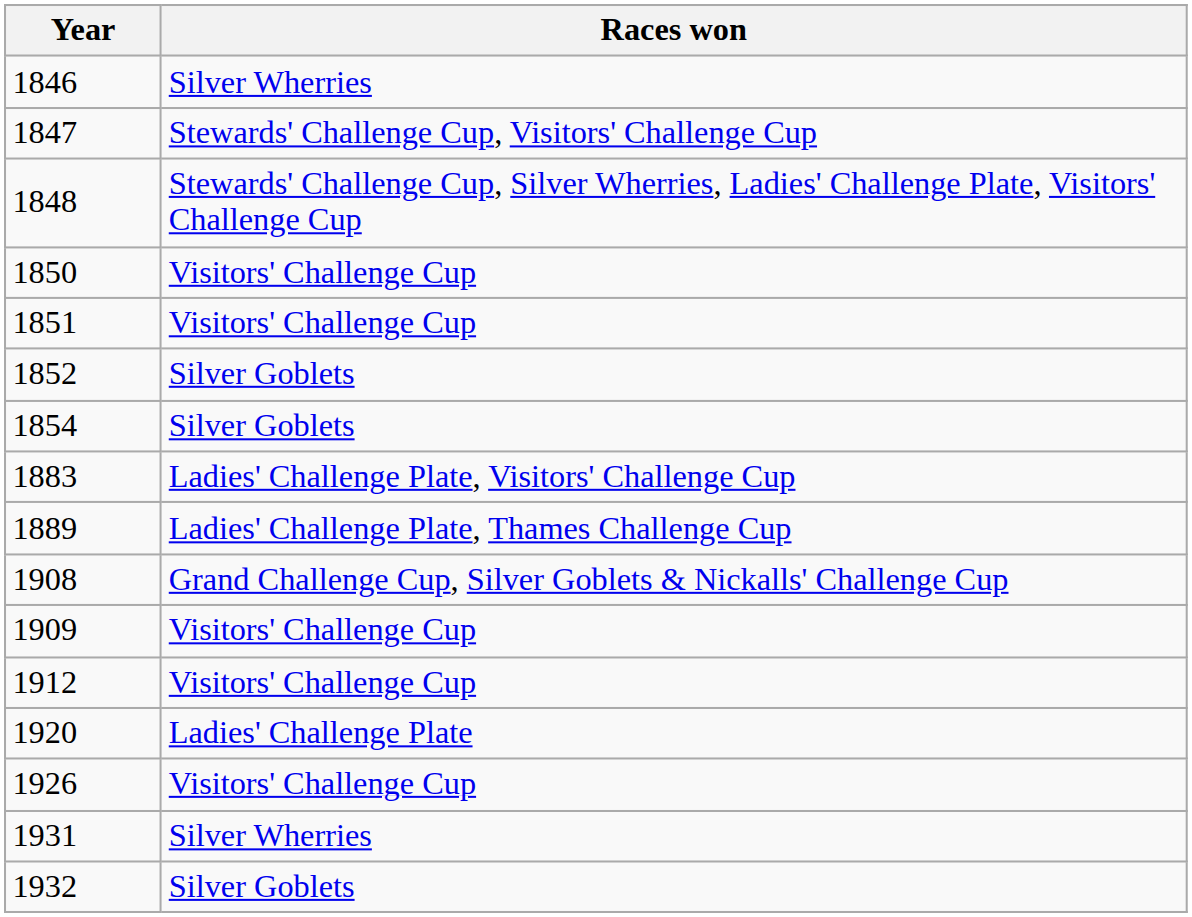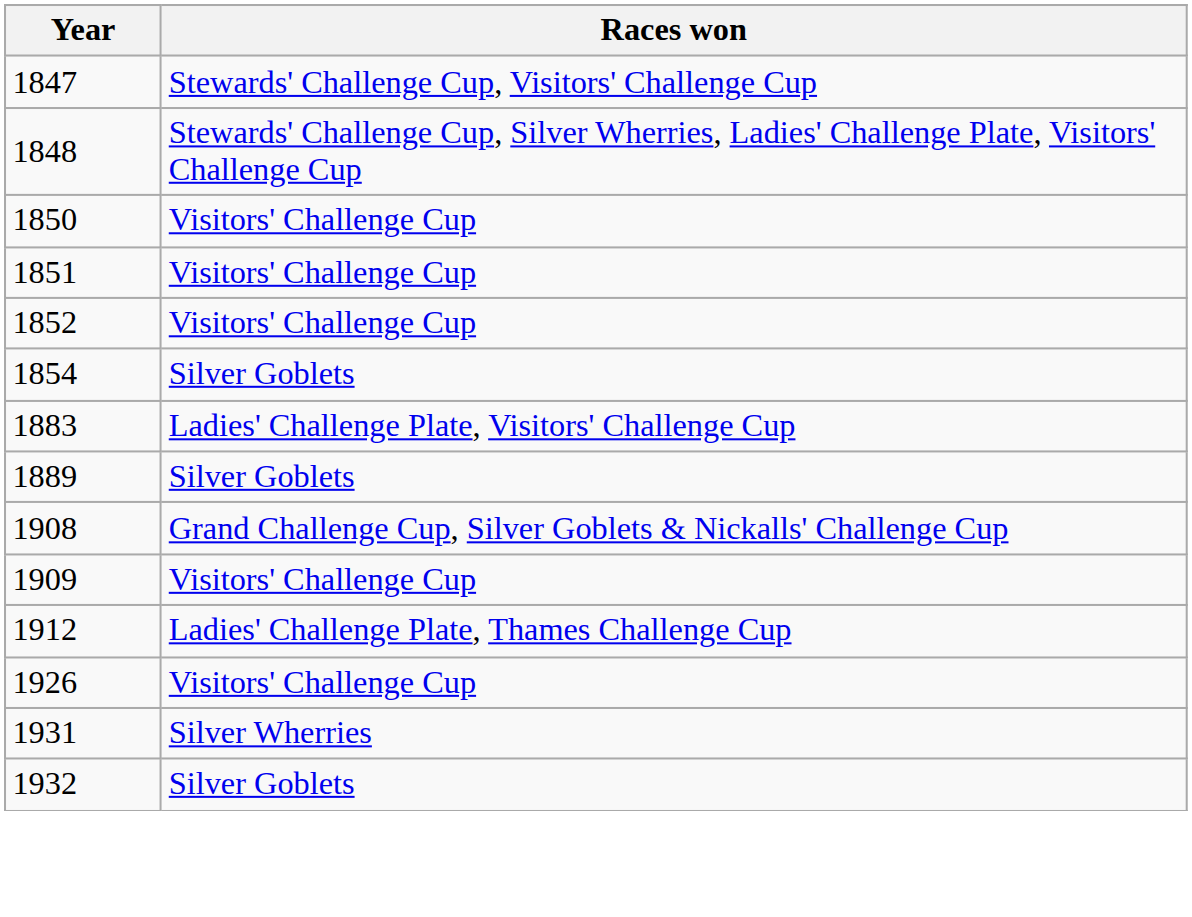- row: (45, 81)
(262, 374) Silver Goblets -> (322, 322) Visitors' Challenge Cup
(480, 527) Ladies' Challenge Plate, Thames Challenge Cup -> (262, 476) Silver Goblets
(322, 681) Visitors' Challenge Cup -> (480, 630) Ladies' Challenge Plate, Thames Challenge Cup
- row: (45, 732)
